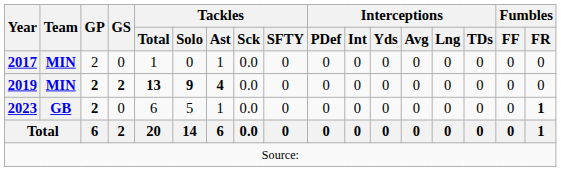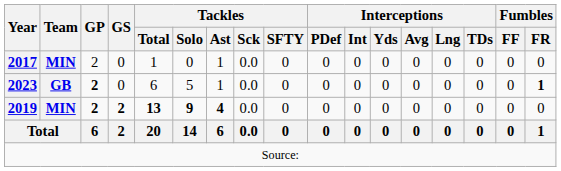rows swapped: (22, 85) <-> (22, 108)
